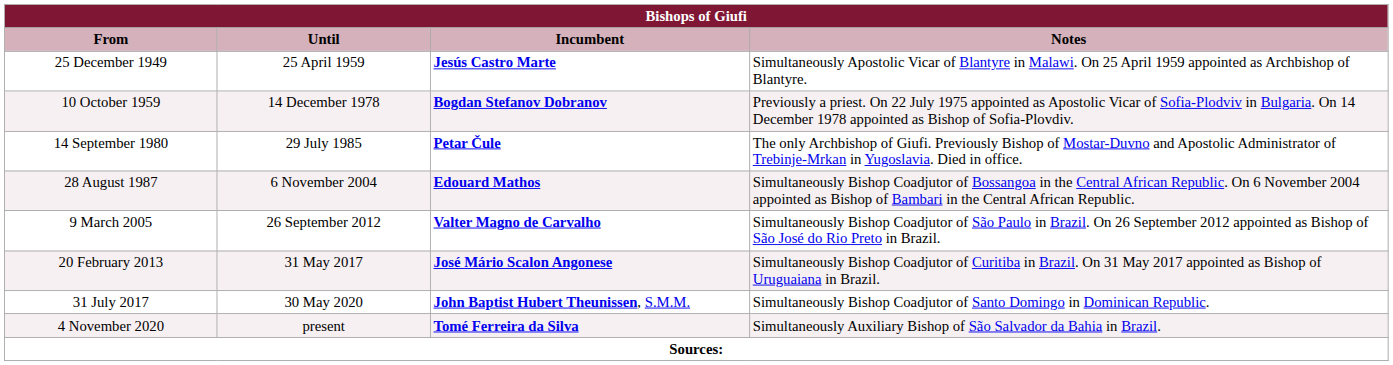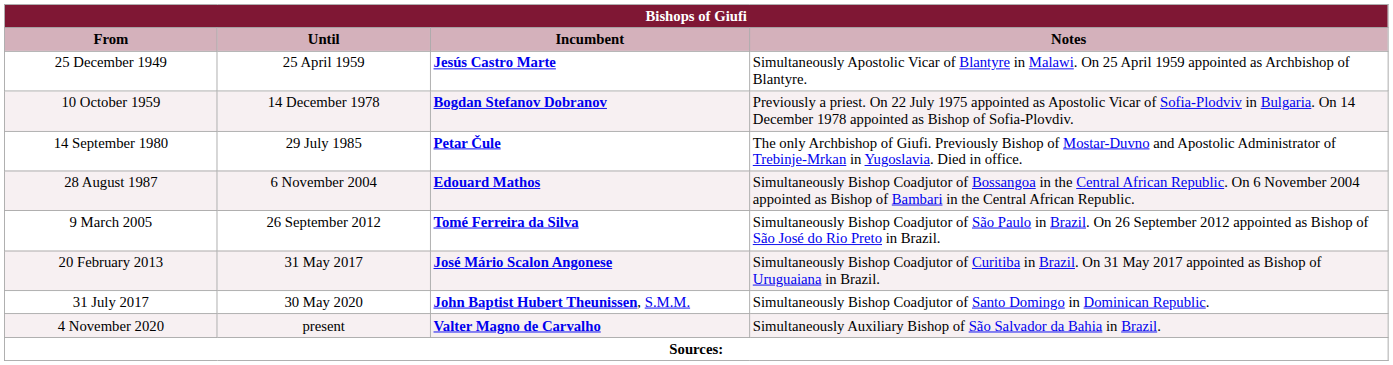(517, 222) Valter Magno de Carvalho -> (506, 222) Tomé Ferreira da Silva
(506, 325) Tomé Ferreira da Silva -> (517, 325) Valter Magno de Carvalho
